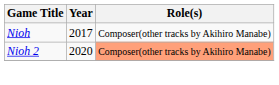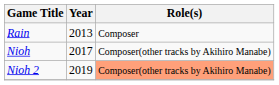+ row: (18, 32)
(81, 51) 2020 -> (81, 70) 2019
